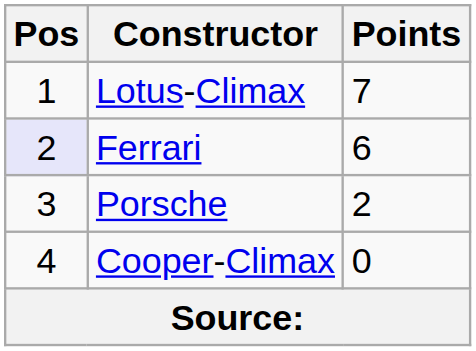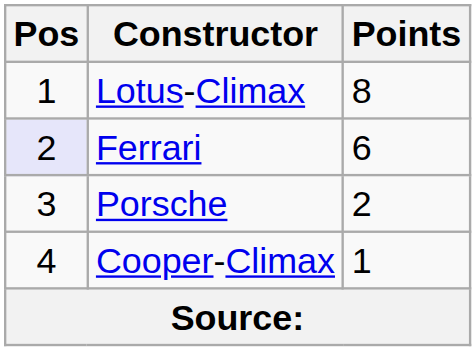(362, 91) 7 -> (362, 91) 8
(362, 261) 0 -> (362, 261) 1
